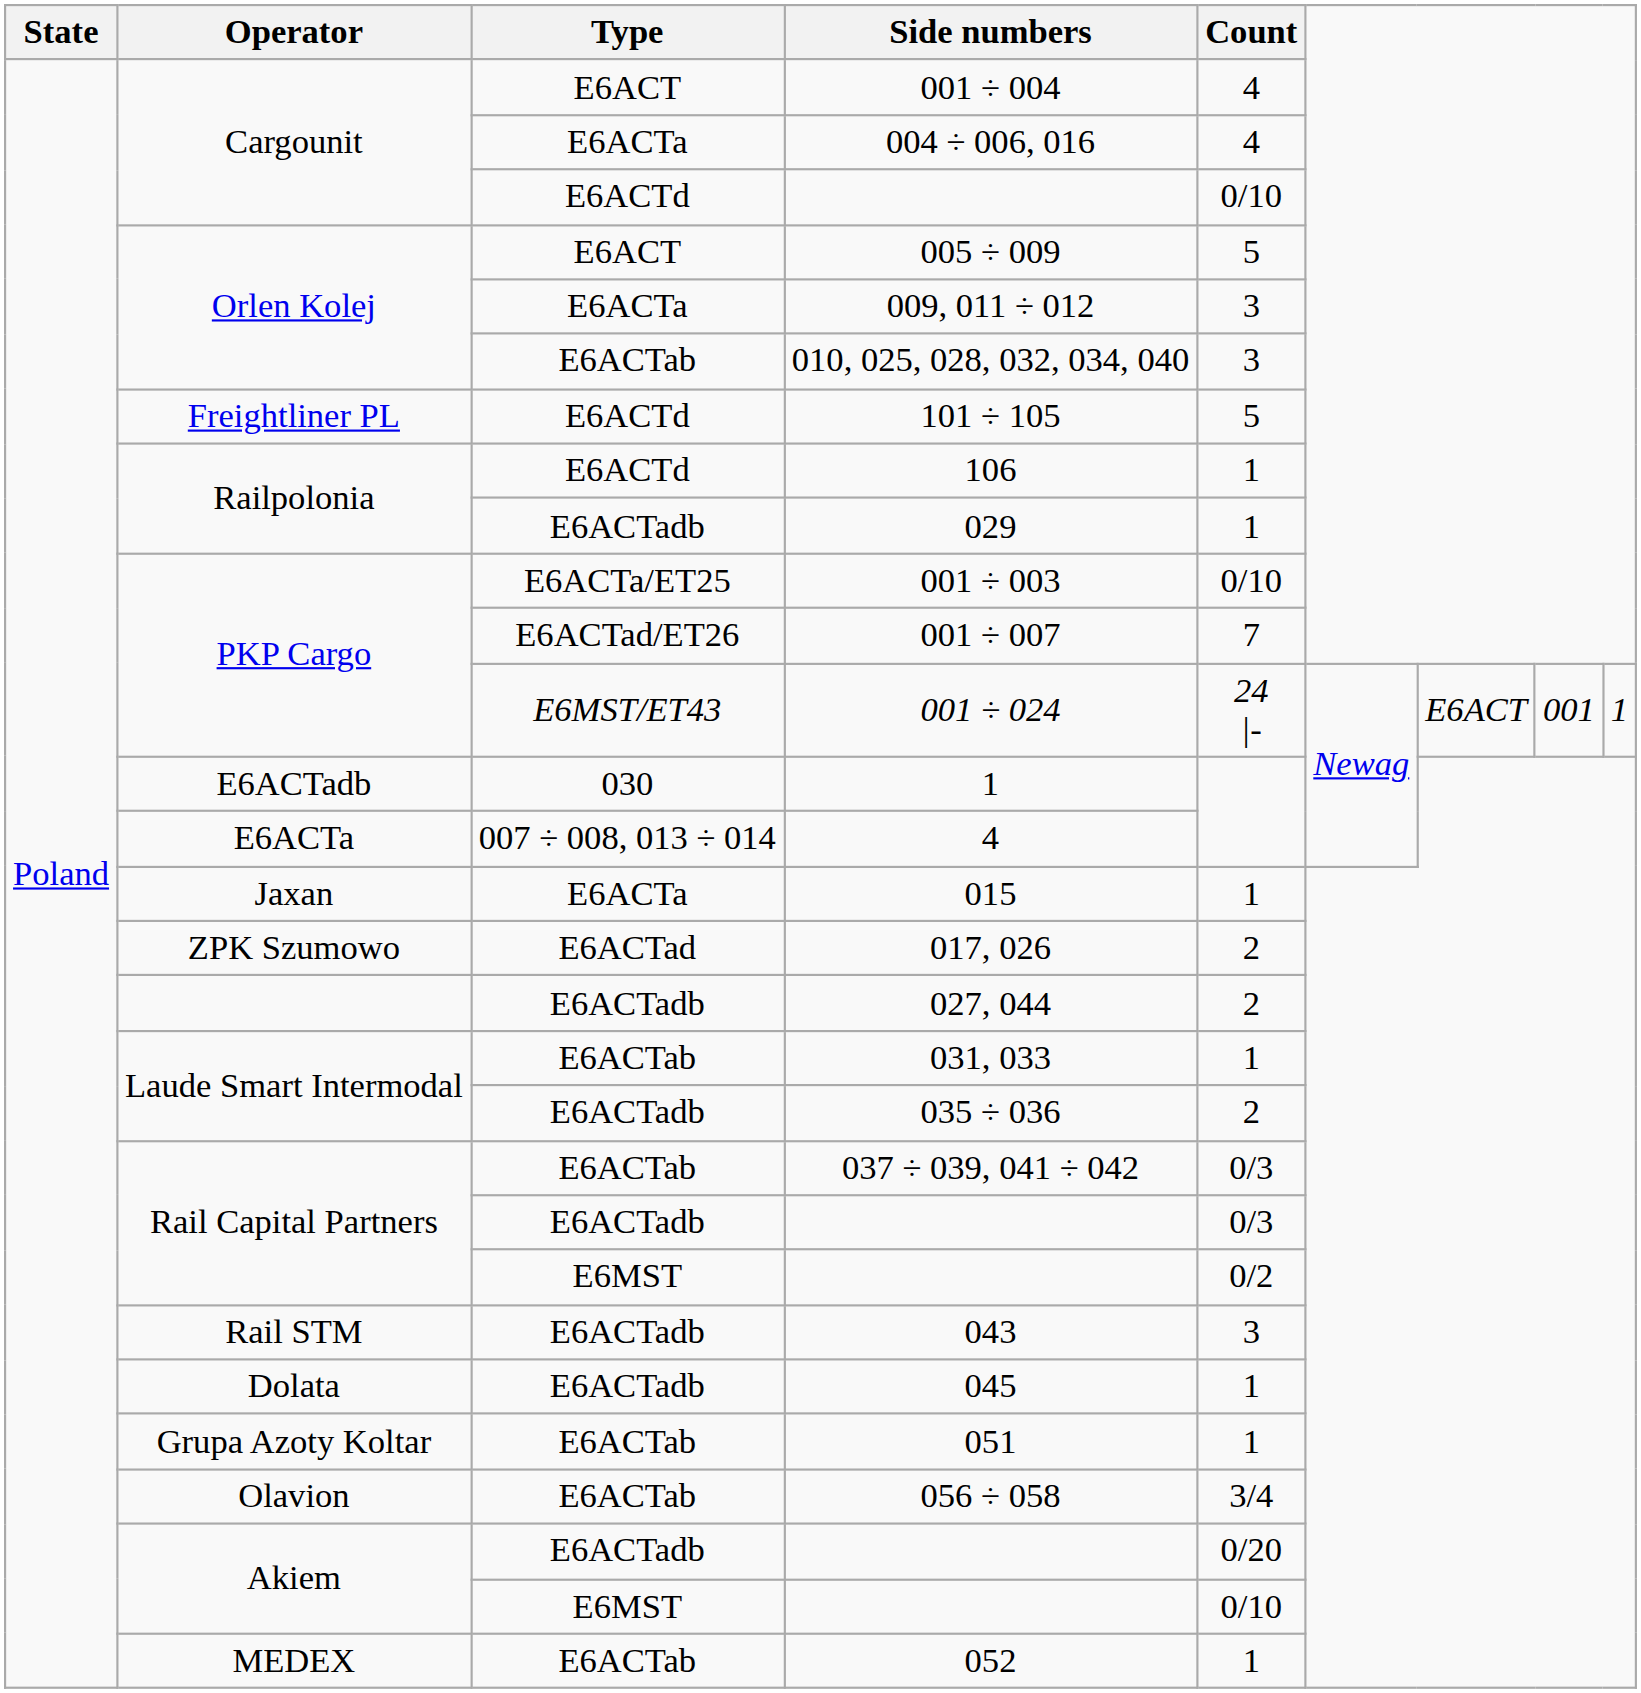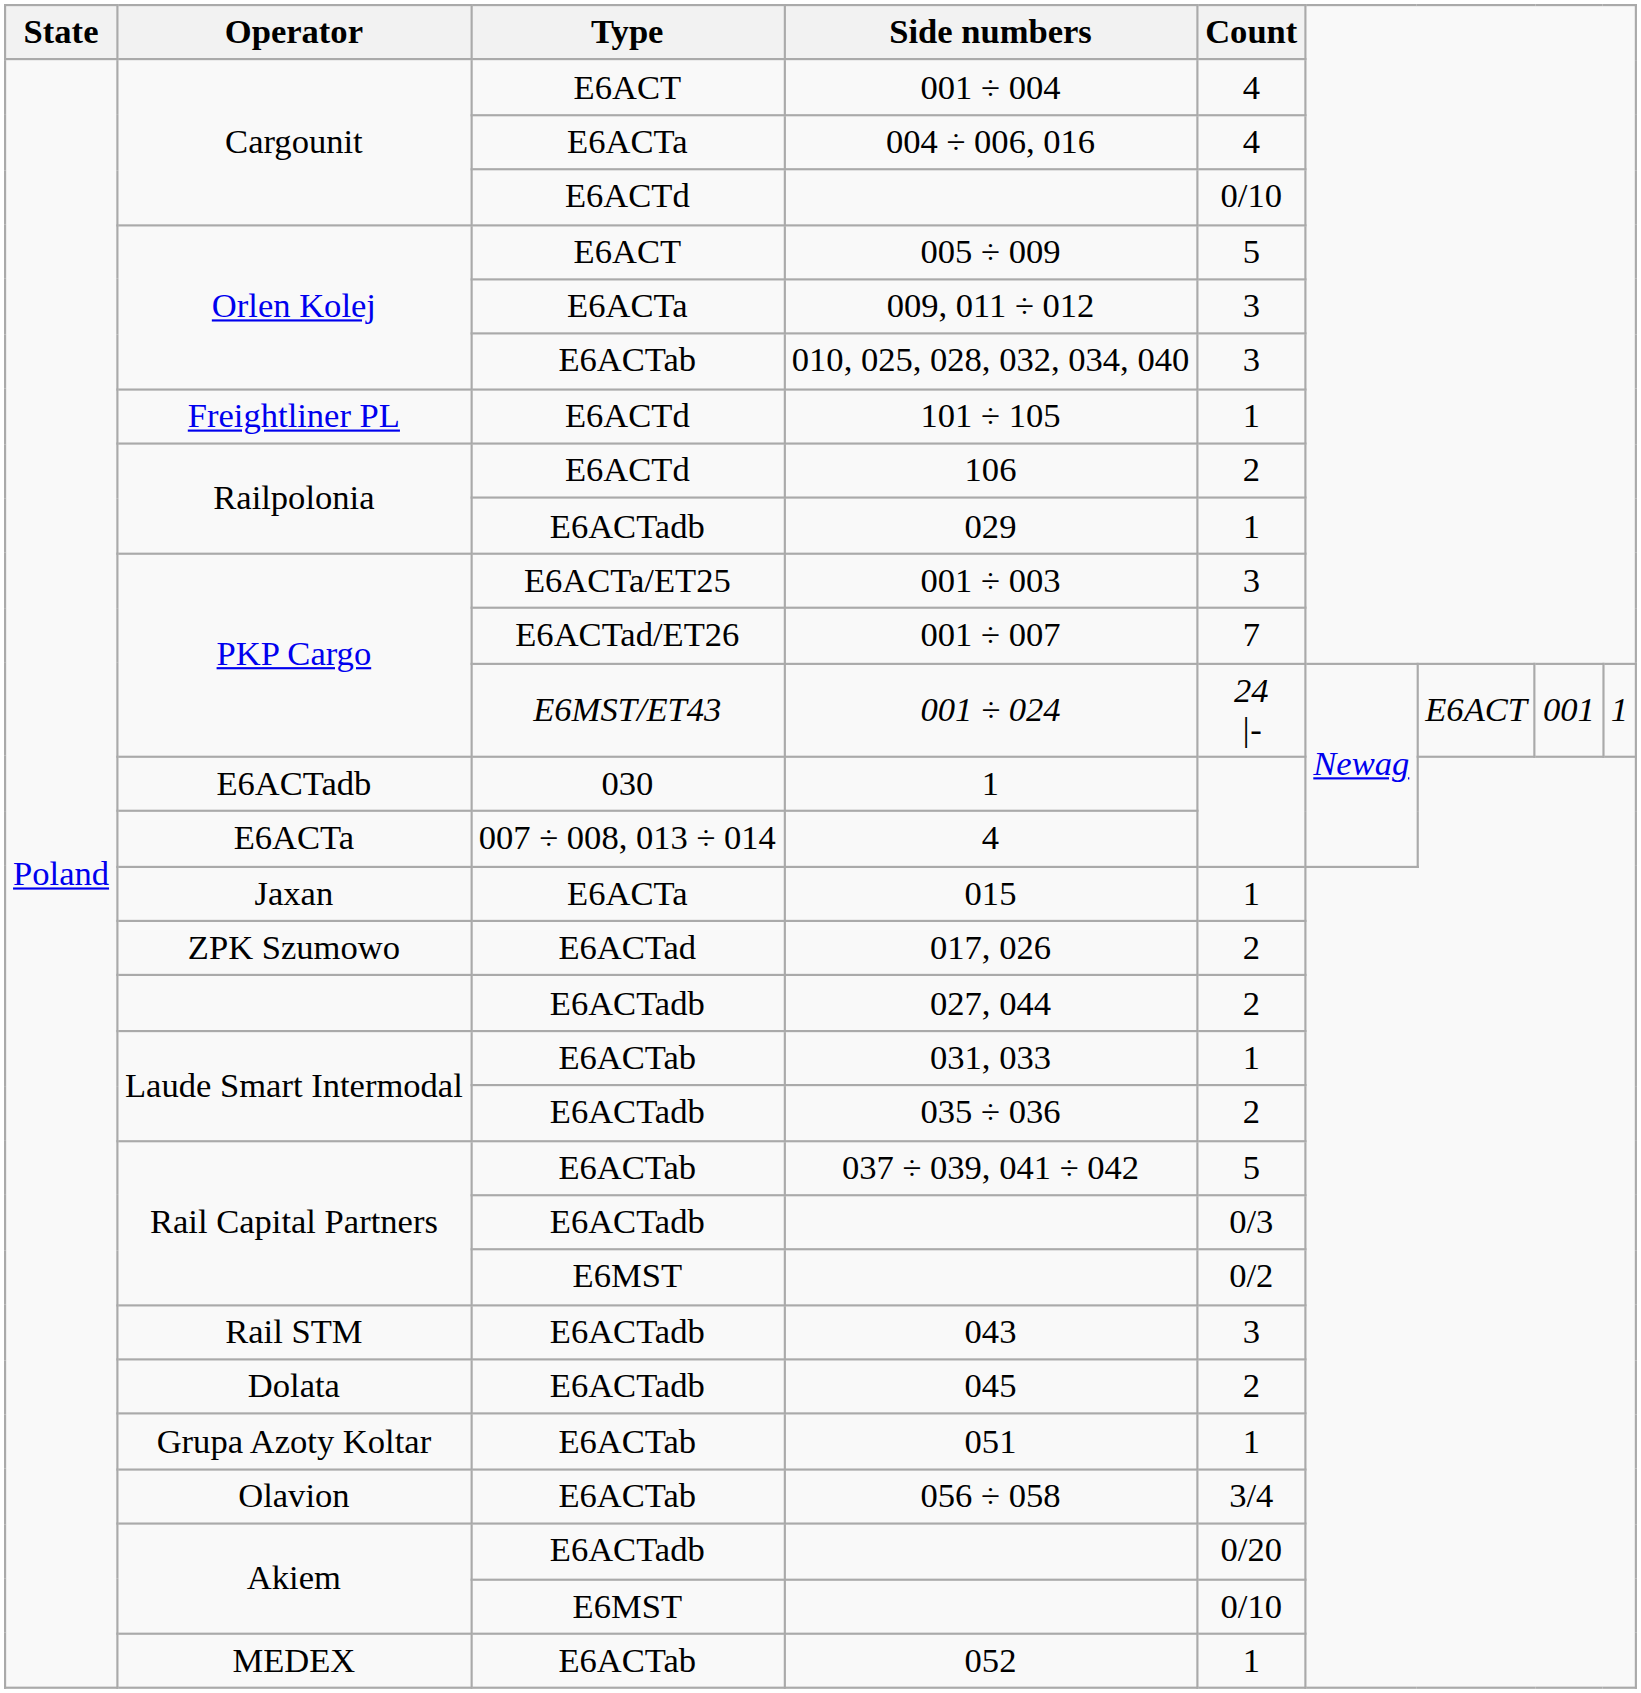(1251, 415) 5 -> (1251, 415) 1
(1251, 470) 1 -> (1251, 470) 2
(1251, 580) 0/10 -> (1251, 580) 3
(1251, 1166) 0/3 -> (1251, 1166) 5
(1251, 1386) 1 -> (1251, 1386) 2
